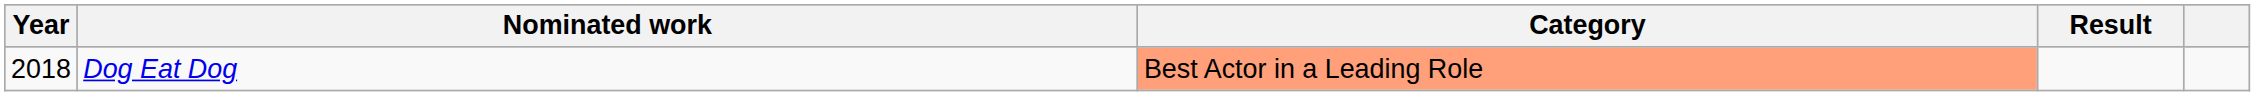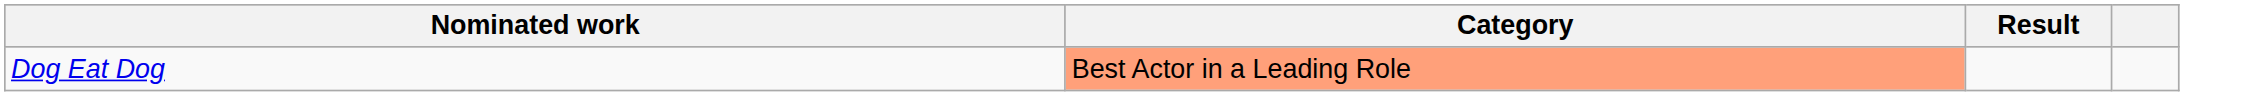- column: (41, 25)
